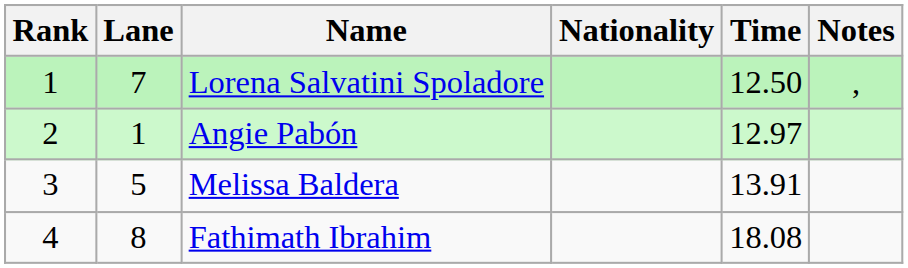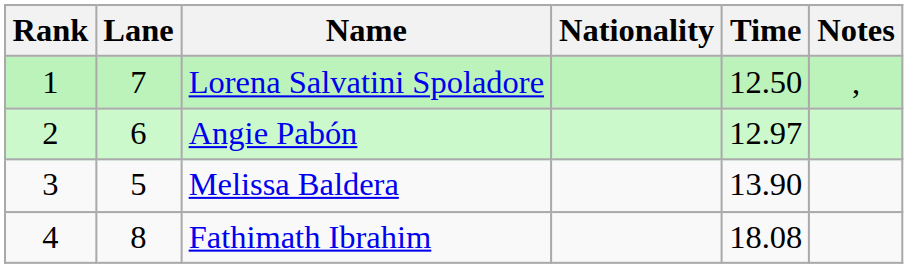(138, 133) 1 -> (138, 133) 6
(766, 184) 13.91 -> (766, 184) 13.90
